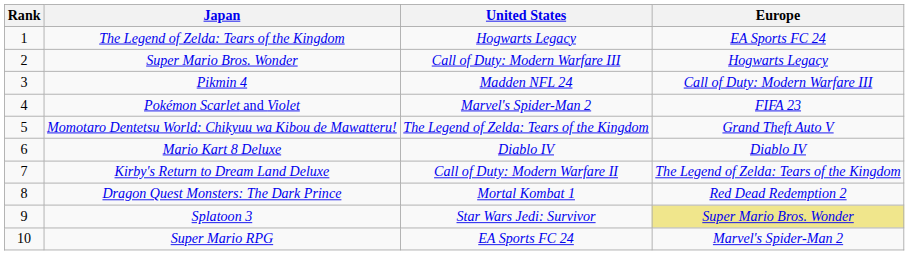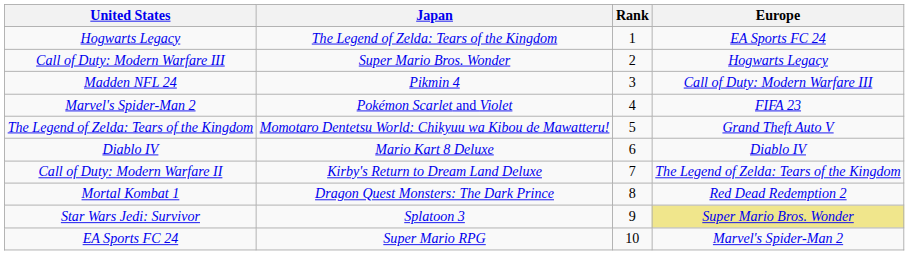columns swapped: (24, 15) <-> (526, 15)
